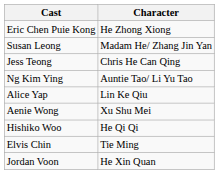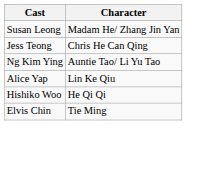- row: (51, 29)
- row: (33, 111)
- row: (33, 161)
